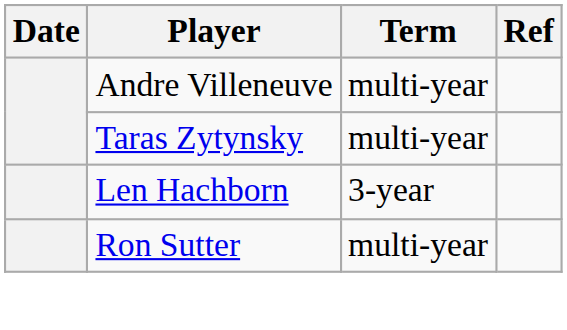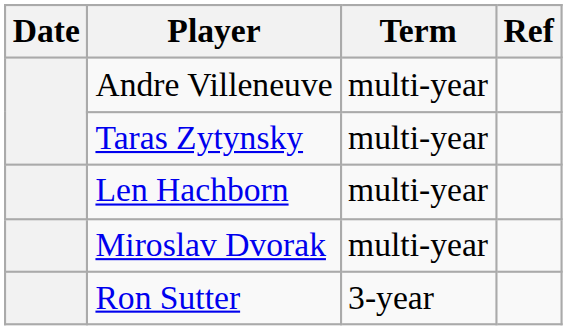(391, 191) 3-year -> (418, 191) multi-year
+ row: (211, 244)
(418, 244) multi-year -> (391, 297) 3-year
